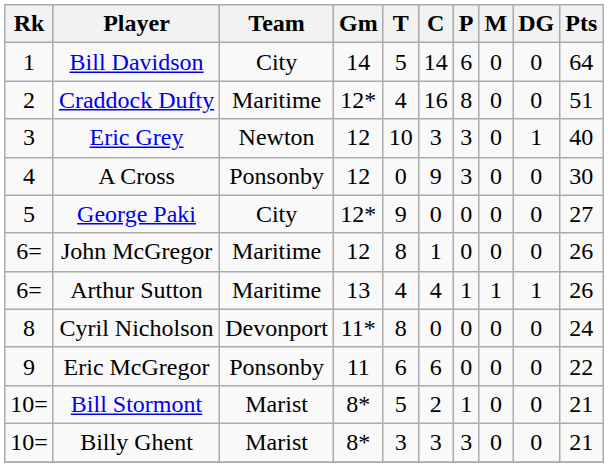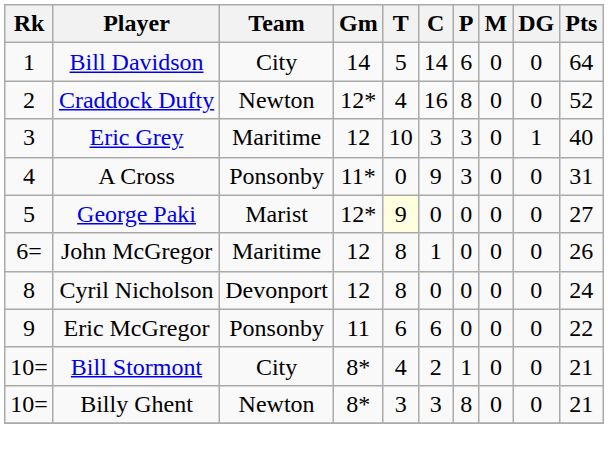(277, 99) Maritime -> (277, 99) Newton
(581, 99) 51 -> (581, 99) 52
(277, 137) Newton -> (277, 137) Maritime
(358, 175) 12 -> (358, 175) 11*
(581, 175) 30 -> (581, 175) 31
(277, 213) City -> (277, 213) Marist
(401, 213) no background -> (401, 213) lightyellow background
- row: (137, 289)
(358, 328) 11* -> (358, 289) 12
(277, 404) Marist -> (277, 366) City
(401, 404) 5 -> (401, 366) 4
(277, 442) Marist -> (277, 404) Newton
(466, 442) 3 -> (466, 404) 8
